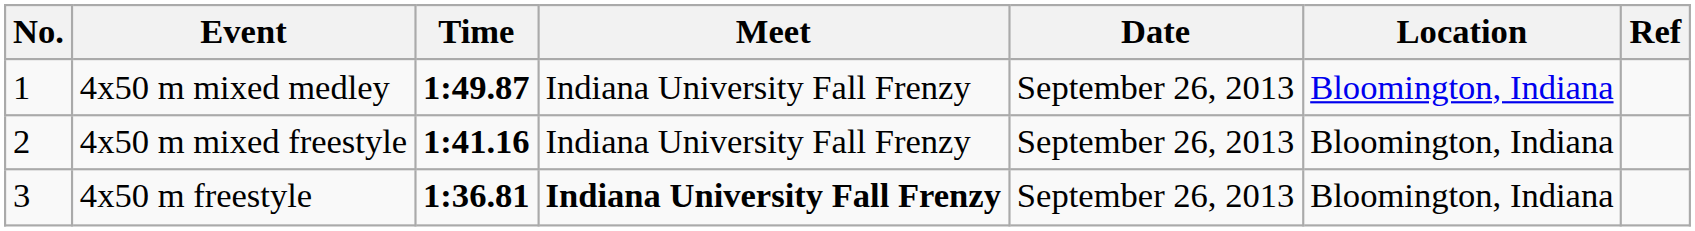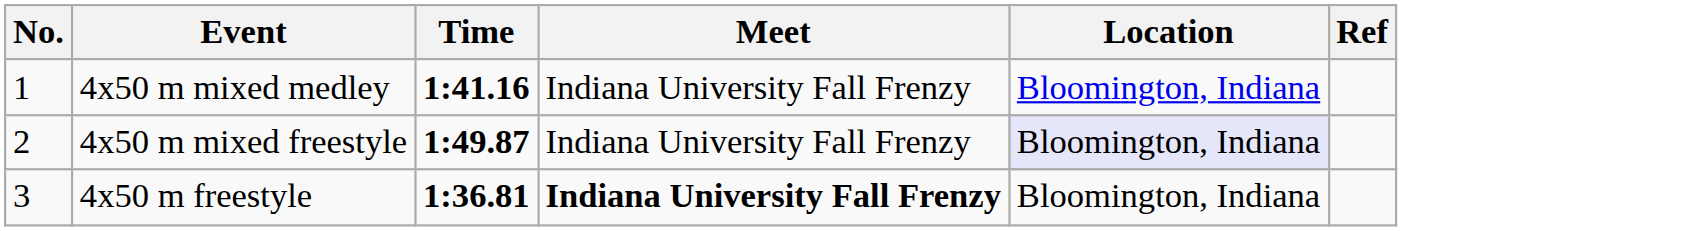- column: (1156, 31)
(476, 86) 1:49.87 -> (476, 86) 1:41.16
(476, 141) 1:41.16 -> (476, 141) 1:49.87
(1462, 141) no background -> (1169, 141) lavender background
